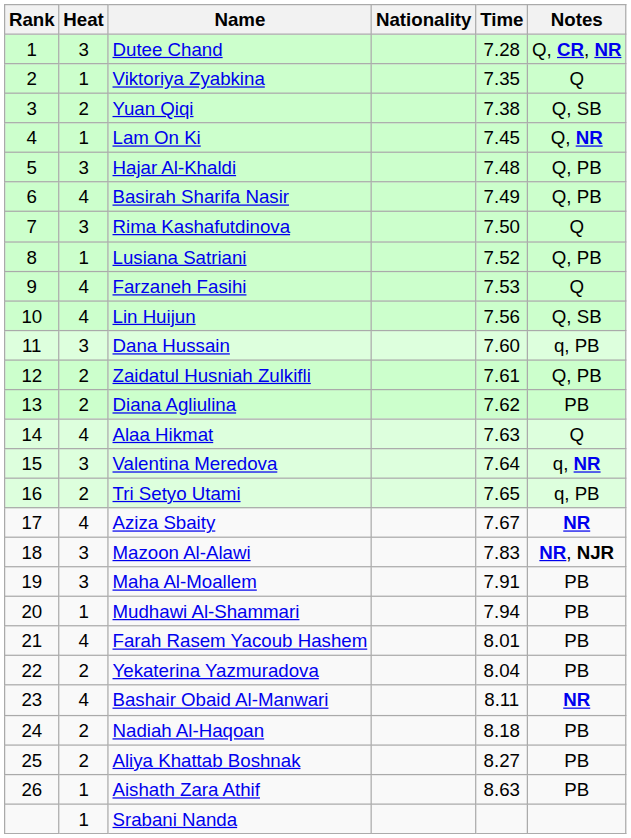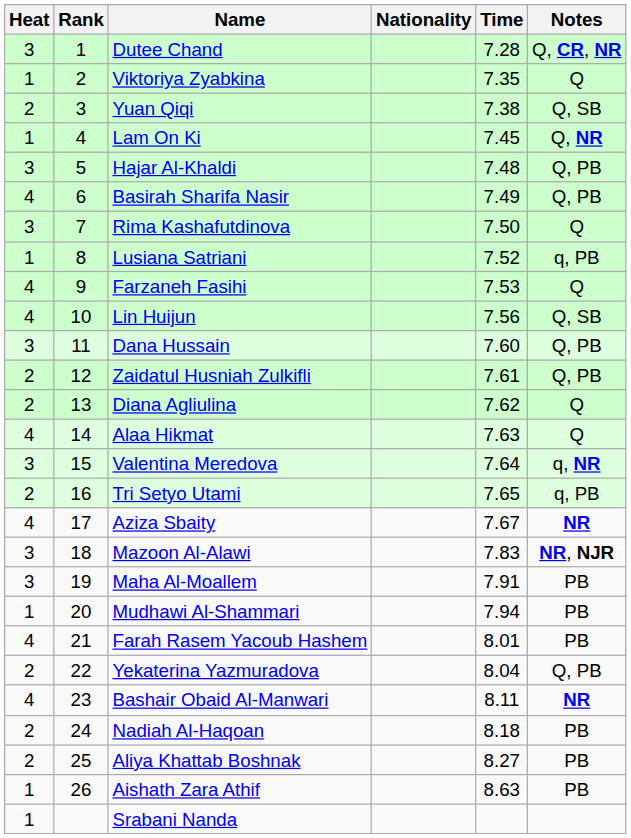columns swapped: (32, 20) <-> (84, 20)
(577, 256) Q, PB -> (577, 256) q, PB
(577, 345) q, PB -> (577, 345) Q, PB
(577, 404) PB -> (577, 404) Q
(577, 671) PB -> (577, 671) Q, PB
